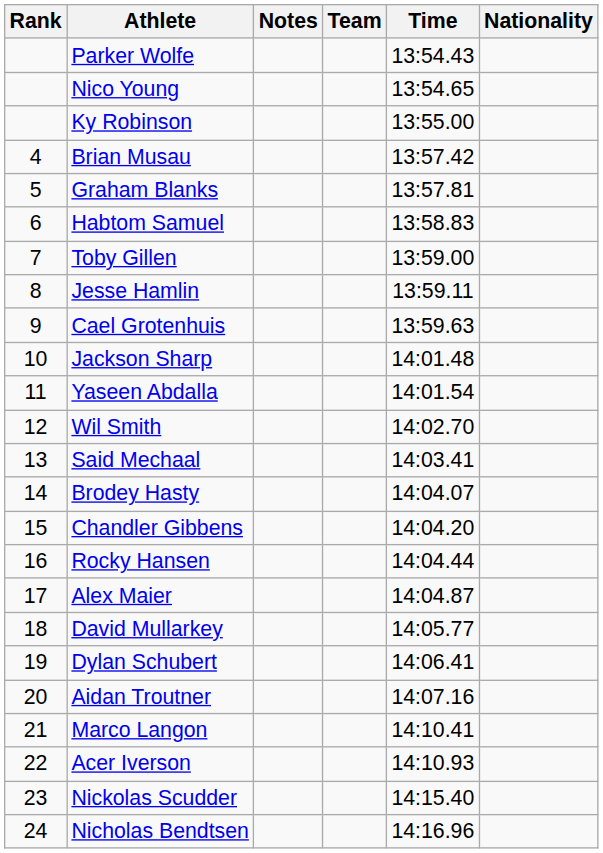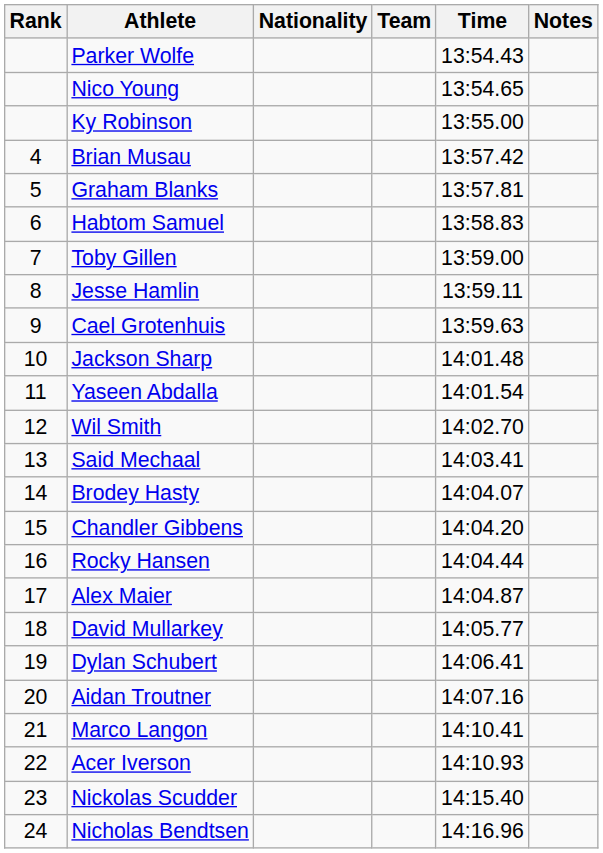columns swapped: (538, 21) <-> (288, 21)
